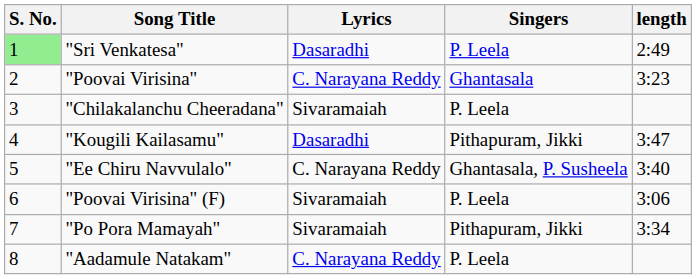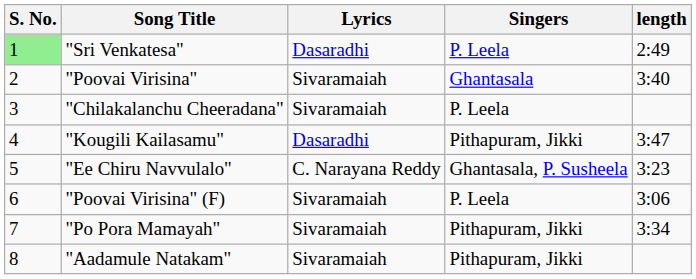(367, 79) C. Narayana Reddy -> (340, 79) Sivaramaiah
(653, 79) 3:23 -> (653, 79) 3:40
(653, 169) 3:40 -> (653, 169) 3:23
(367, 259) C. Narayana Reddy -> (340, 259) Sivaramaiah
(479, 259) P. Leela -> (516, 259) Pithapuram, Jikki
